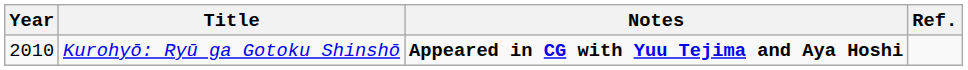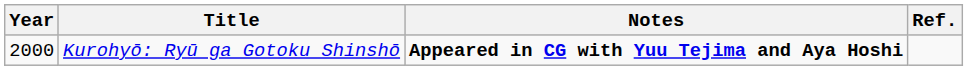(32, 50) 2010 -> (32, 50) 2000
